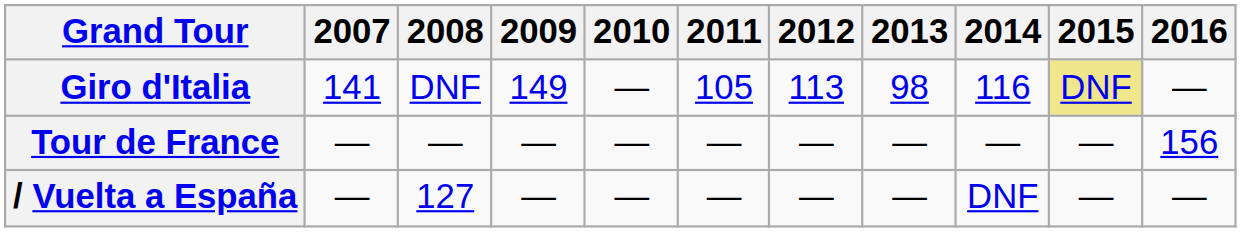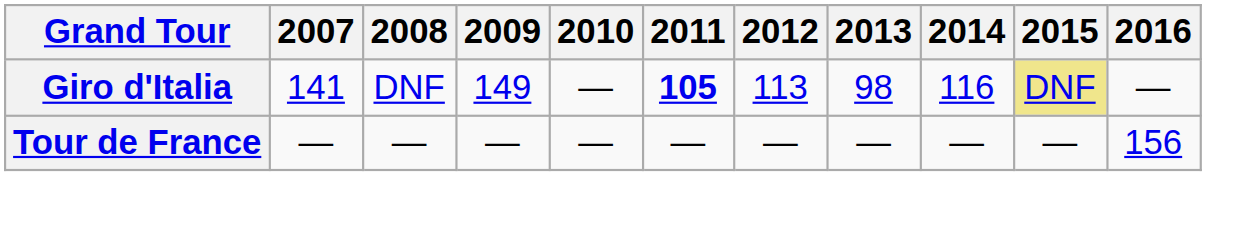(724, 87) normal -> (688, 87) bold
- row: (155, 197)
